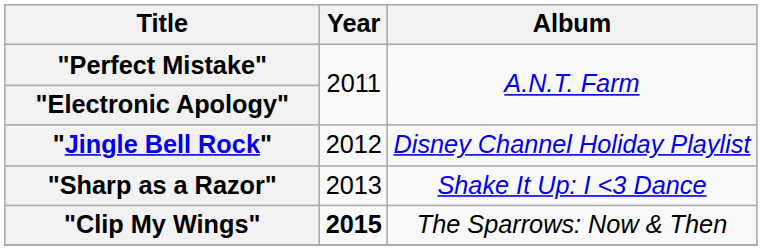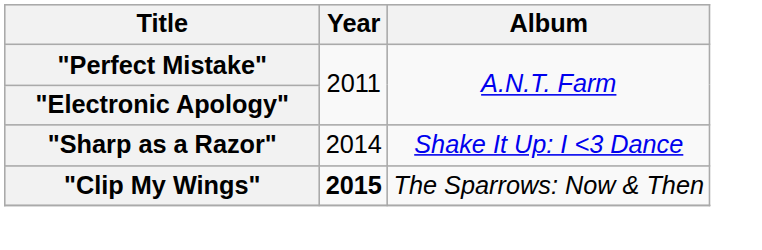- row: (162, 144)
(354, 184) 2013 -> (354, 144) 2014
